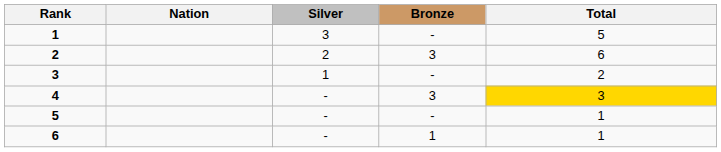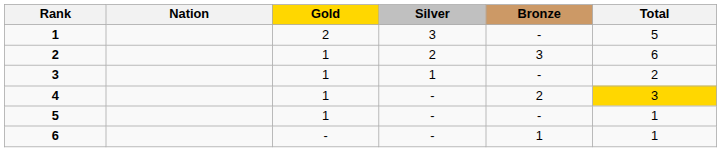+ column: (326, 14)
(432, 95) 3 -> (539, 95) 2
